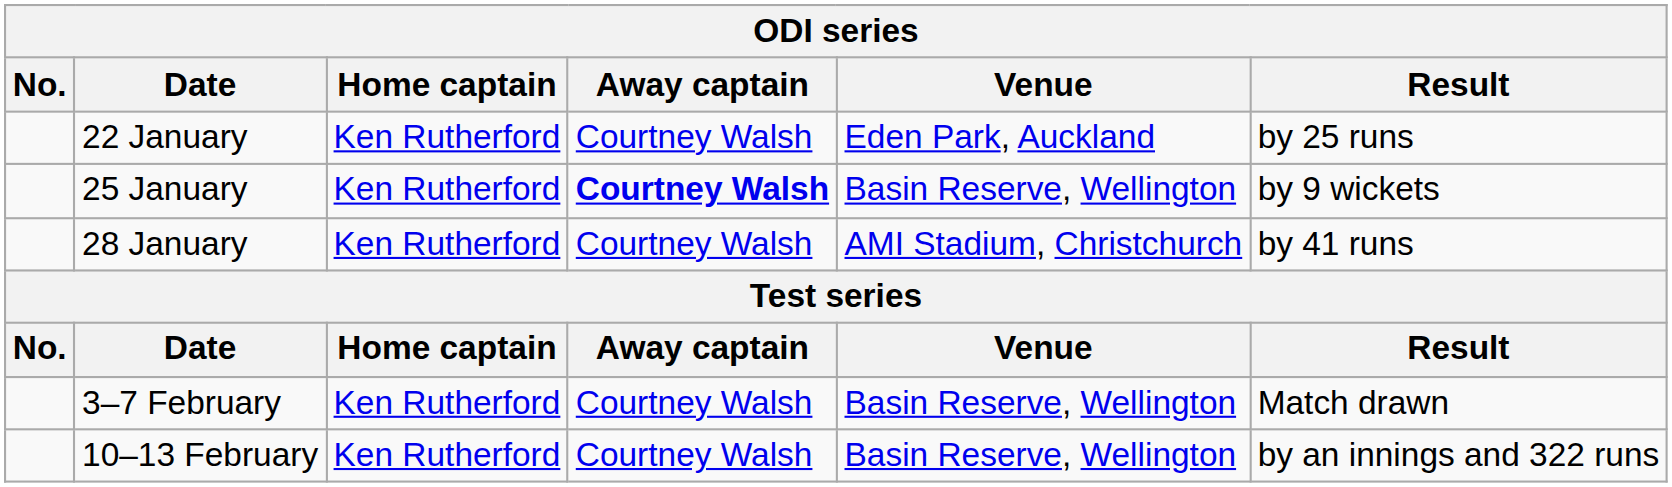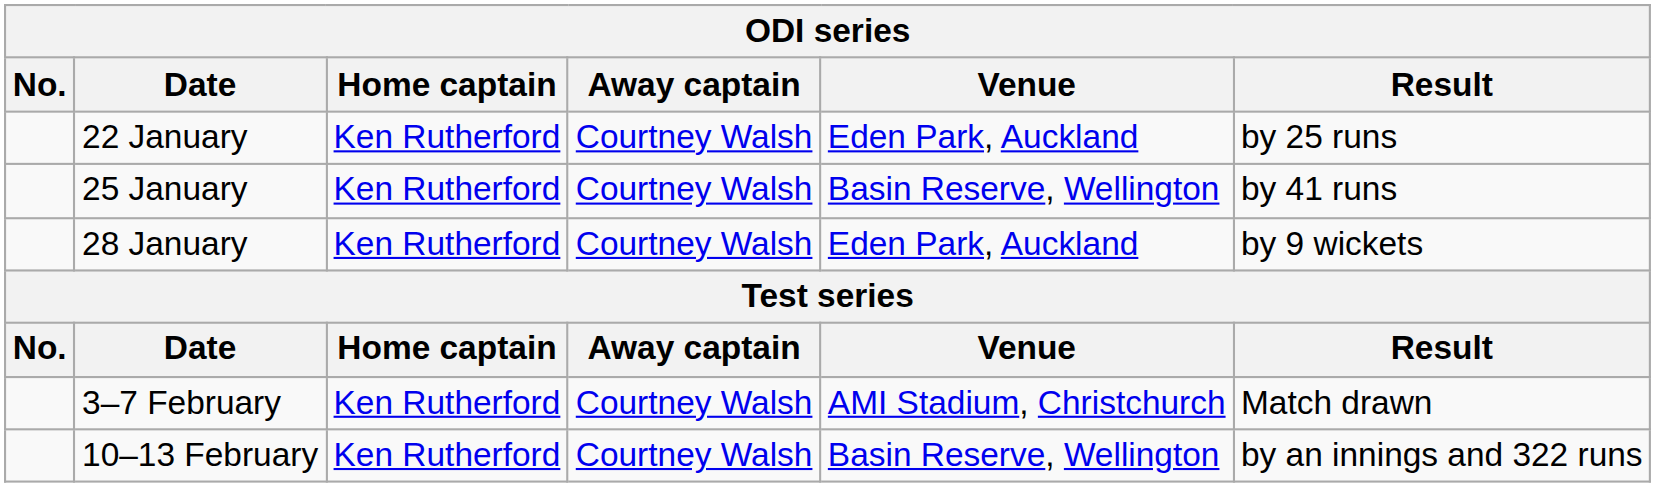(702, 190) bold -> (694, 190) normal
(1349, 190) by 9 wickets -> (1319, 190) by 41 runs
(1043, 243) AMI Stadium, Christchurch -> (983, 243) Eden Park, Auckland
(1336, 243) by 41 runs -> (1332, 243) by 9 wickets
(1040, 402) Basin Reserve, Wellington -> (1027, 402) AMI Stadium, Christchurch
